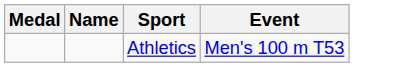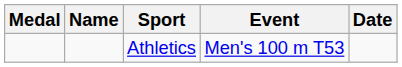+ column: (373, 19)
